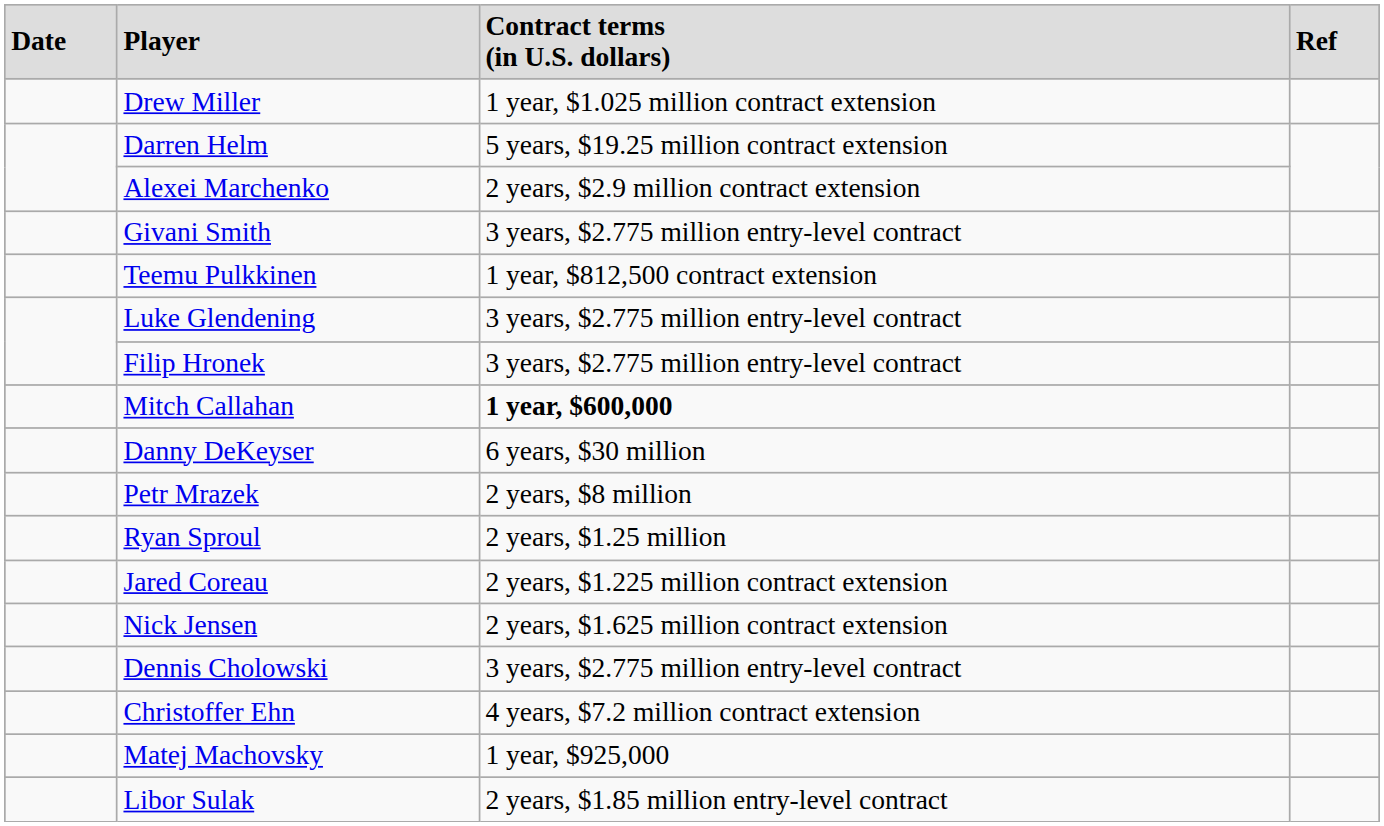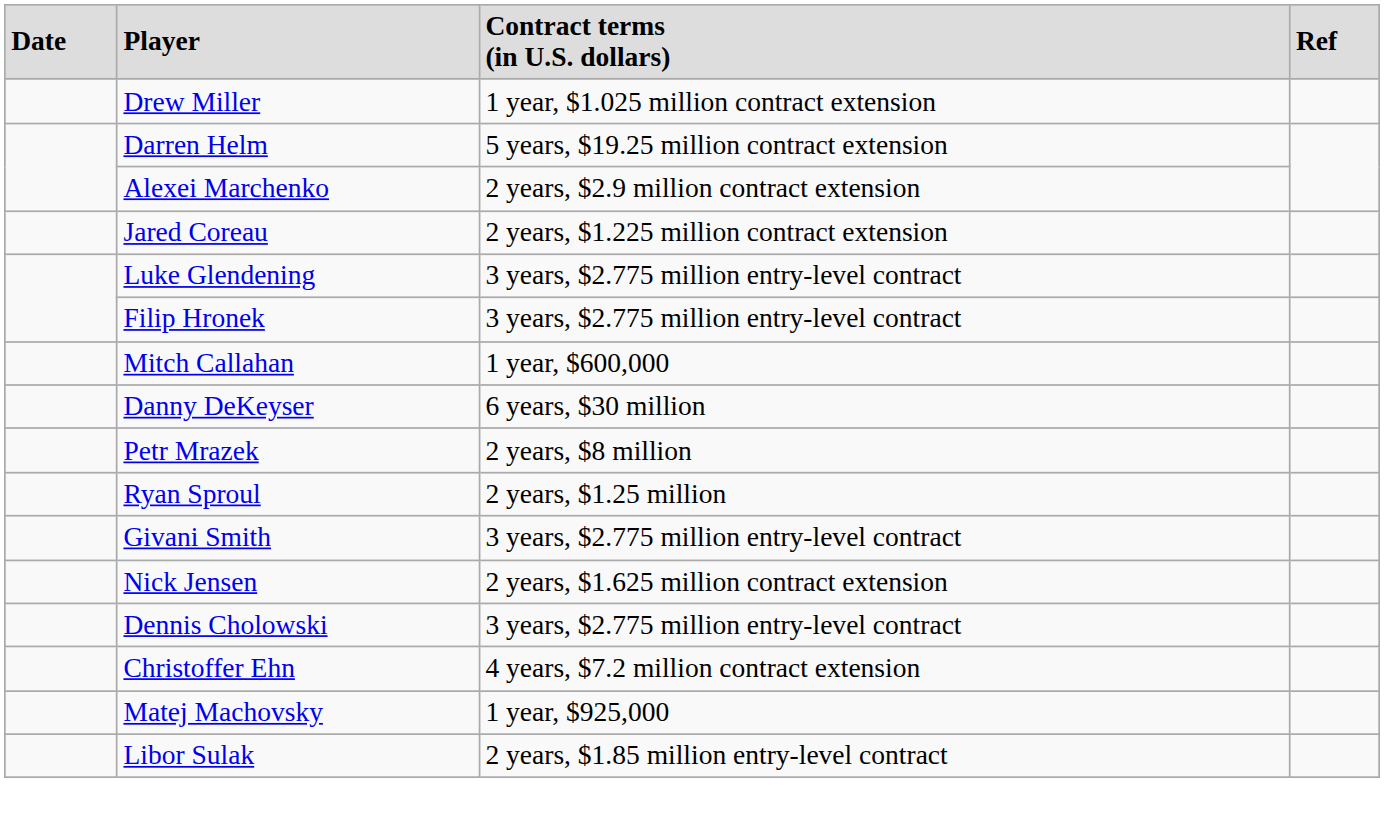rows swapped: (196, 581) <-> (197, 231)
- row: (220, 275)
(579, 406) bold -> (577, 362) normal
